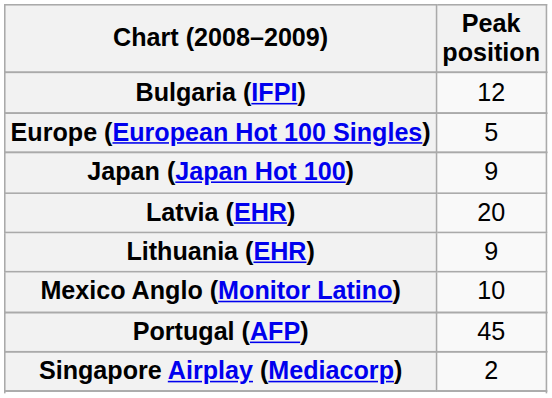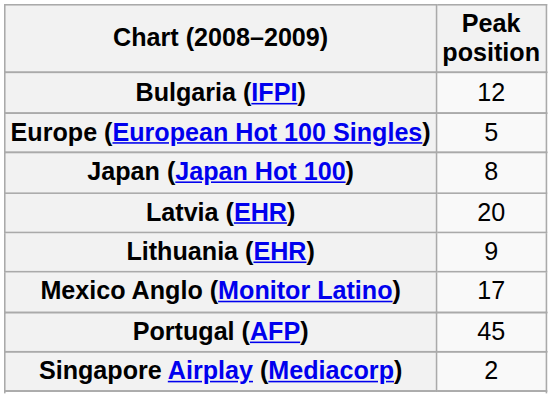(491, 172) 9 -> (491, 172) 8
(491, 291) 10 -> (491, 291) 17
